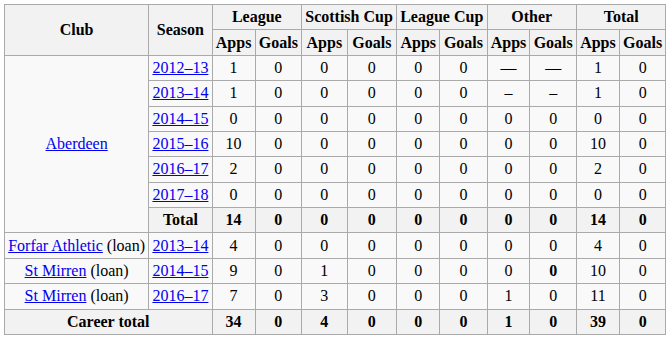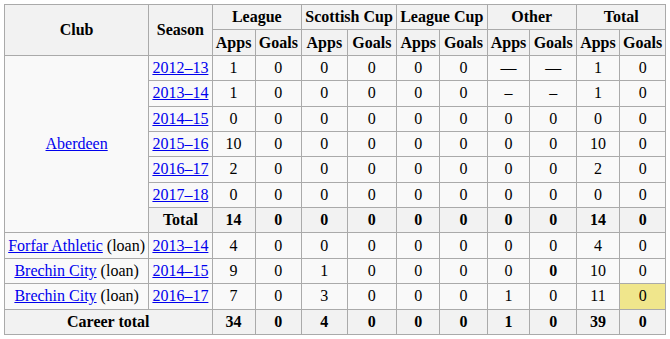(77, 270) St Mirren (loan) -> (77, 270) Brechin City (loan)
(77, 296) St Mirren (loan) -> (77, 296) Brechin City (loan)
(643, 296) no background -> (643, 296) khaki background
